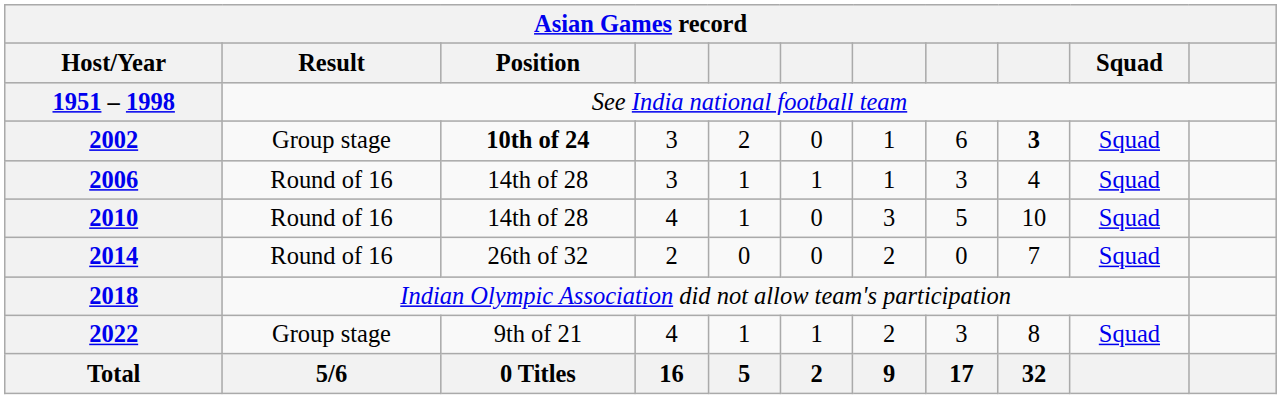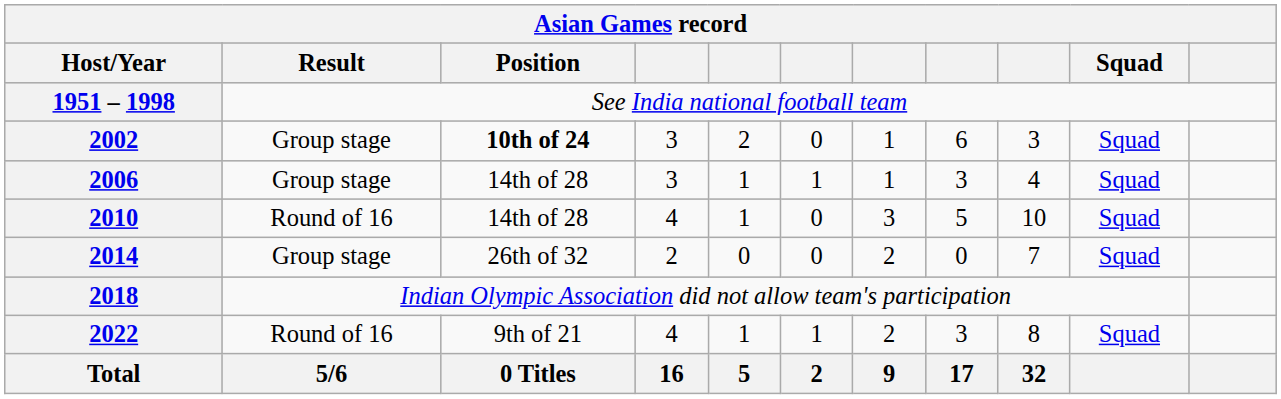(1034, 140) bold -> (1034, 140) normal
(332, 179) Round of 16 -> (332, 179) Group stage
(332, 256) Round of 16 -> (332, 256) Group stage
(332, 334) Group stage -> (332, 334) Round of 16
